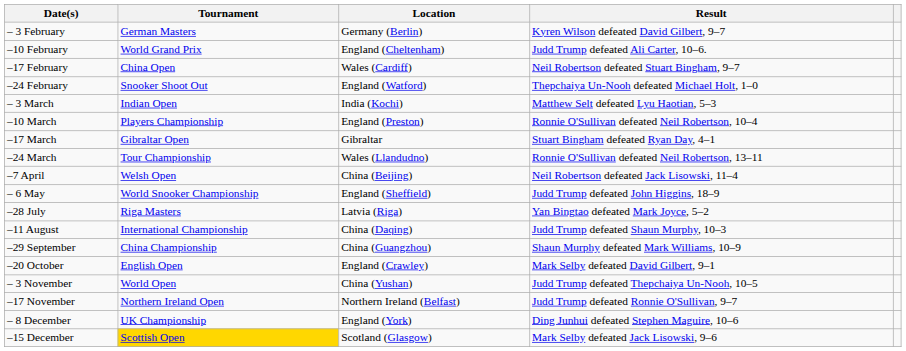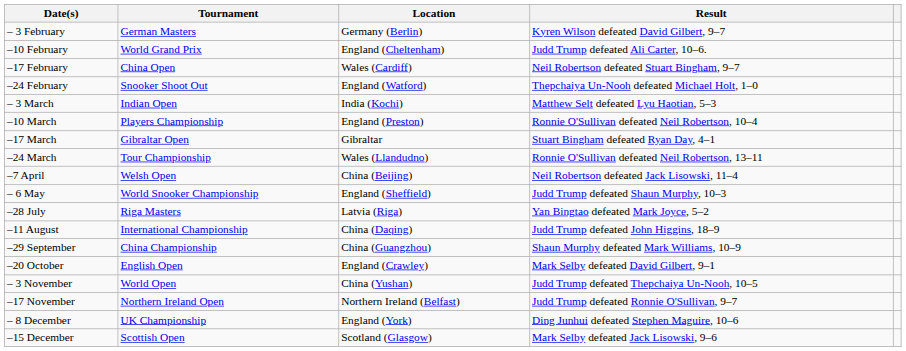(626, 193) Judd Trump defeated John Higgins, 18–9 -> (629, 193) Judd Trump defeated Shaun Murphy, 10–3
(629, 229) Judd Trump defeated Shaun Murphy, 10–3 -> (626, 229) Judd Trump defeated John Higgins, 18–9
(153, 337) gold background -> (153, 337) no background
